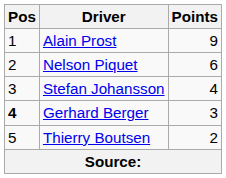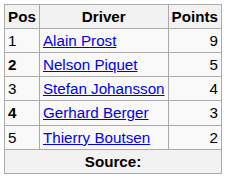(12, 65) normal -> (12, 65) bold
(214, 65) 6 -> (214, 65) 5
